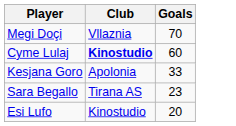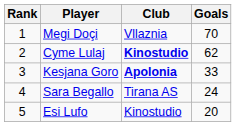+ column: (22, 14)
(175, 53) 60 -> (211, 53) 62
(112, 72) normal -> (150, 72) bold
(175, 92) 23 -> (211, 92) 24
